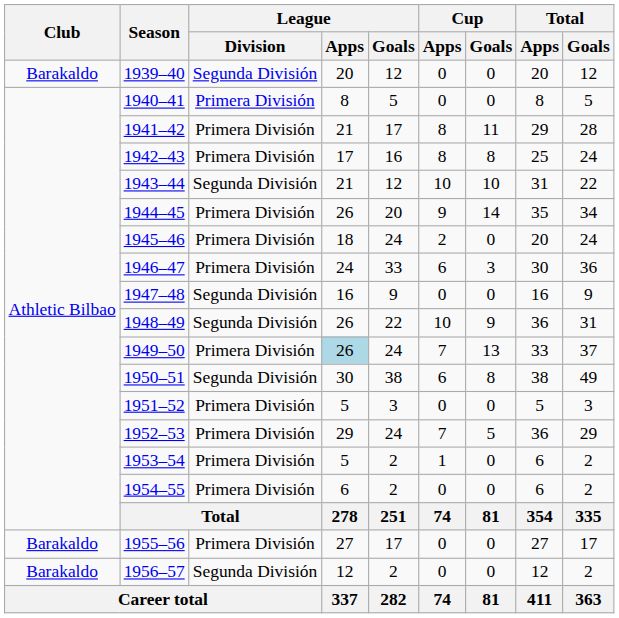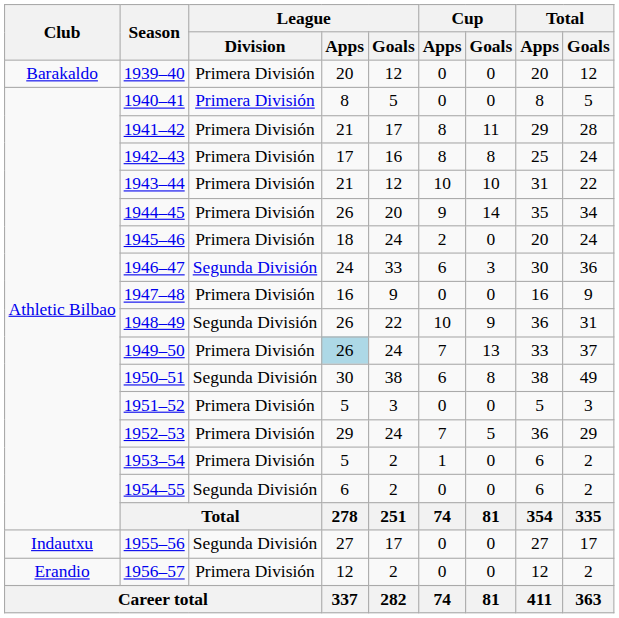(255, 73) Segunda División -> (255, 73) Primera División
(255, 184) Segunda División -> (255, 184) Primera División
(255, 267) Primera División -> (255, 267) Segunda División
(255, 294) Segunda División -> (255, 294) Primera División
(255, 488) Primera División -> (255, 488) Segunda División
(62, 543) Barakaldo -> (62, 543) Indautxu
(255, 543) Primera División -> (255, 543) Segunda División
(62, 571) Barakaldo -> (62, 571) Erandio
(255, 571) Segunda División -> (255, 571) Primera División
